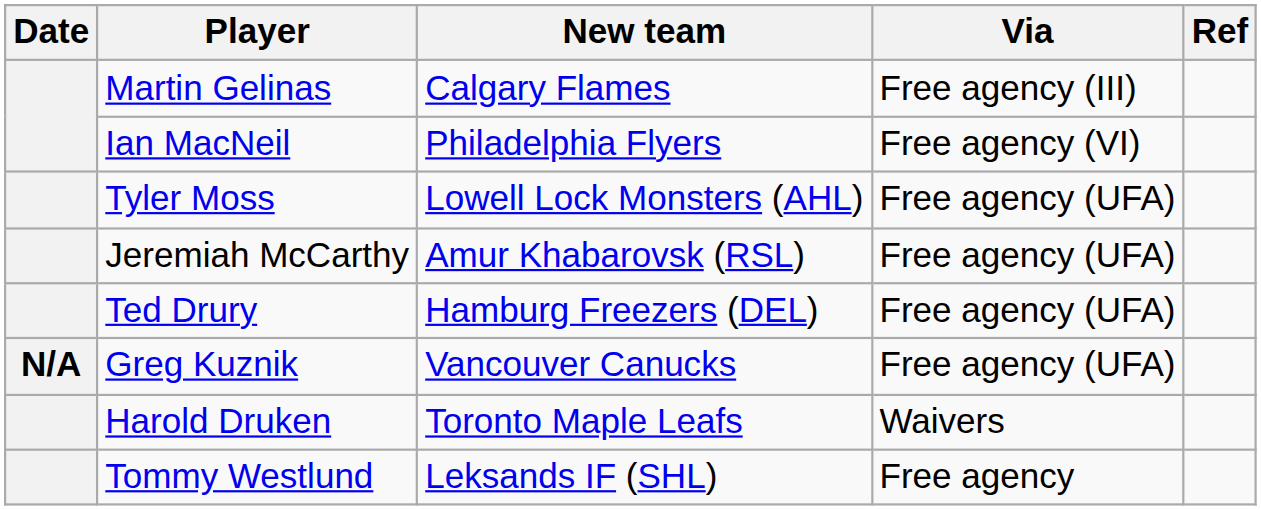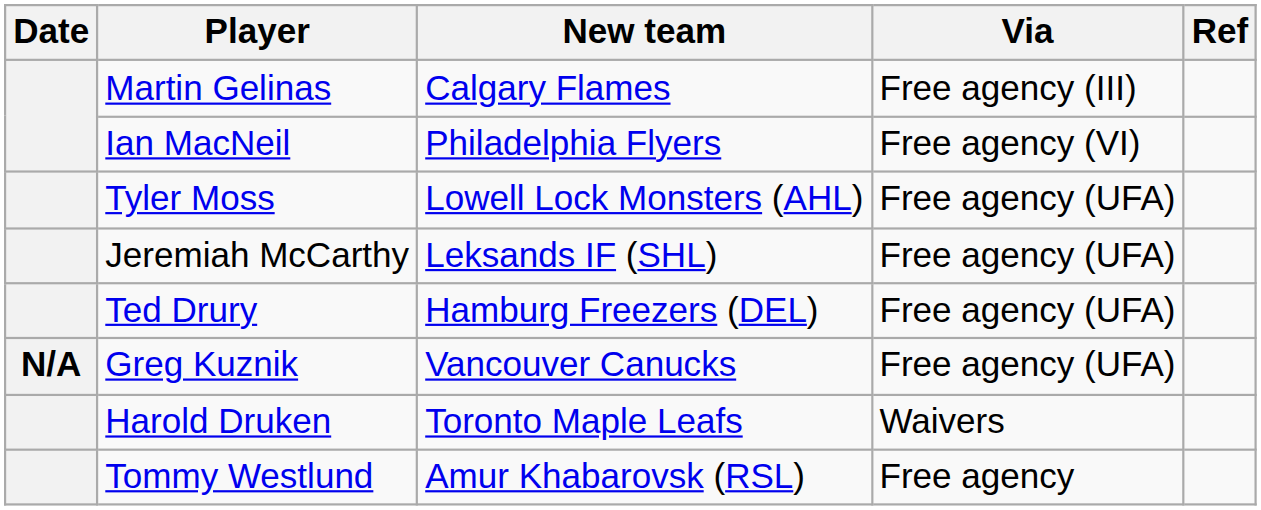(615, 254) Amur Khabarovsk (RSL) -> (571, 254) Leksands IF (SHL)
(571, 476) Leksands IF (SHL) -> (615, 476) Amur Khabarovsk (RSL)
